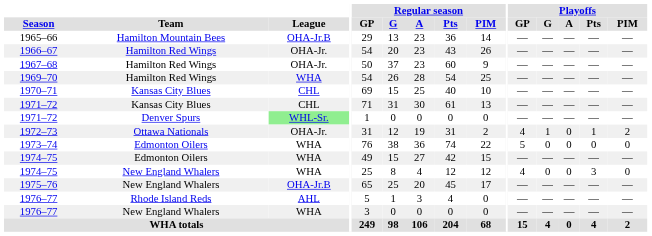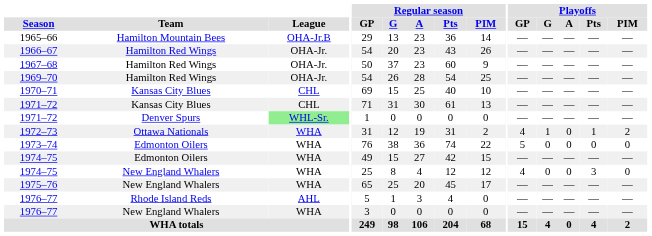(309, 77) WHA -> (309, 77) OHA-Jr.
(309, 131) OHA-Jr. -> (309, 131) WHA
(309, 185) OHA-Jr.B -> (309, 185) WHA
